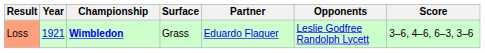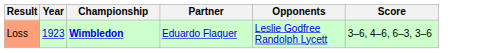- column: (181, 12)
(53, 34) 1921 -> (53, 34) 1923
